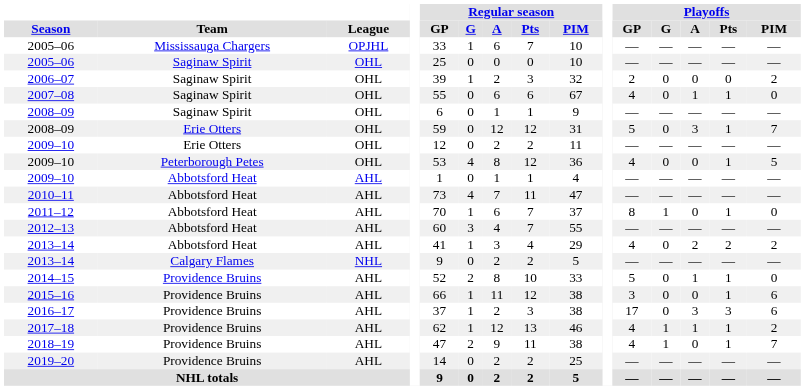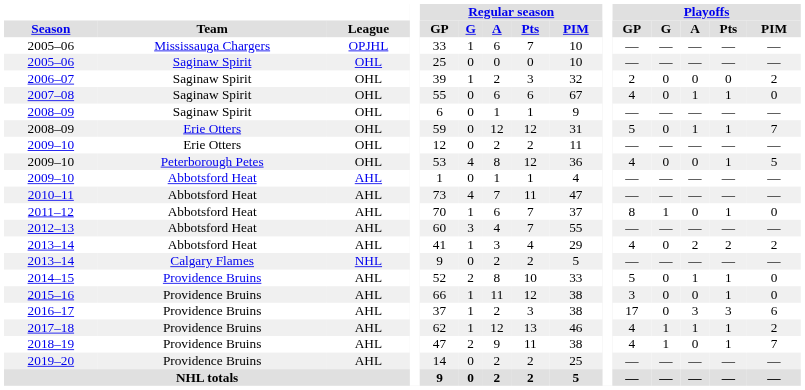(695, 128) 3 -> (695, 128) 1
(774, 294) 6 -> (774, 294) 0
